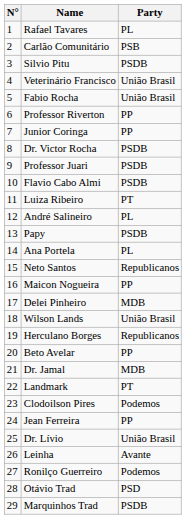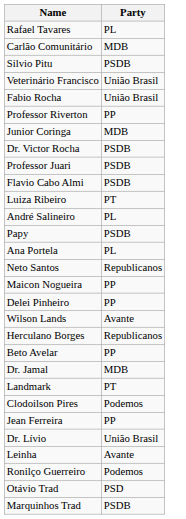- column: (13, 13)
(130, 47) PSB -> (116, 47) MDB
(127, 132) PP -> (116, 132) MDB
(133, 302) MDB -> (110, 302) PP
(148, 319) União Brasil -> (119, 319) Avante
